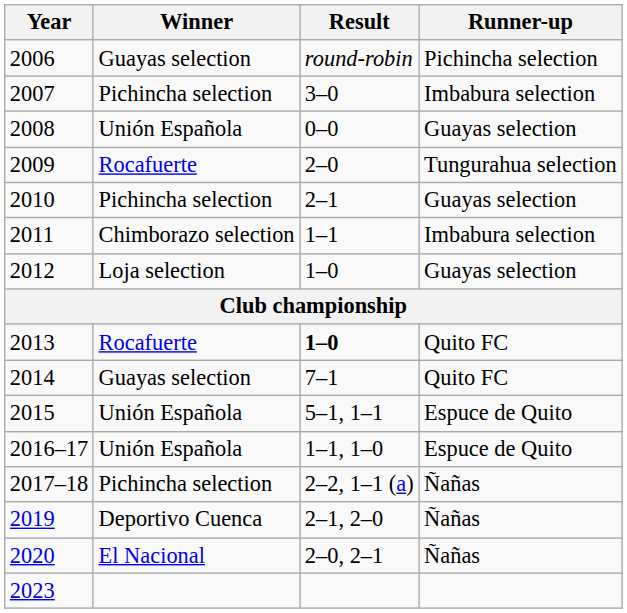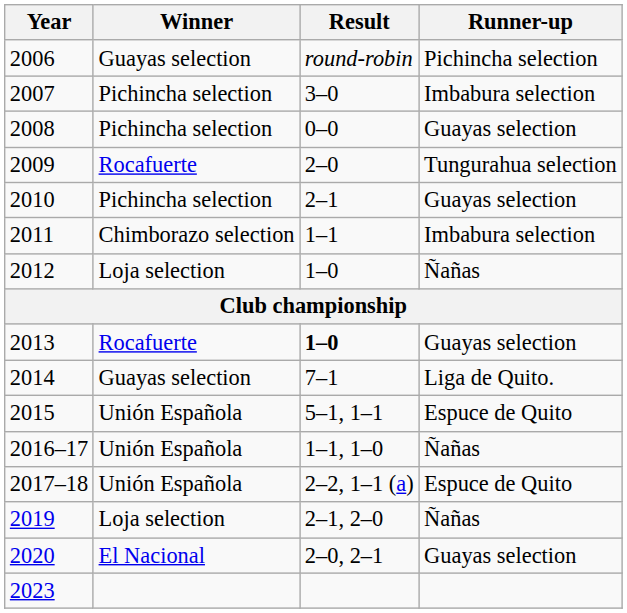(170, 128) Unión Española -> (185, 128) Pichincha selection
(500, 270) Guayas selection -> (452, 270) Ñañas
(466, 341) Quito FC -> (500, 341) Guayas selection
(466, 377) Quito FC -> (489, 377) Liga de Quito.
(498, 448) Espuce de Quito -> (452, 448) Ñañas
(185, 484) Pichincha selection -> (170, 484) Unión Española
(452, 484) Ñañas -> (498, 484) Espuce de Quito
(180, 519) Deportivo Cuenca -> (162, 519) Loja selection
(452, 555) Ñañas -> (500, 555) Guayas selection
